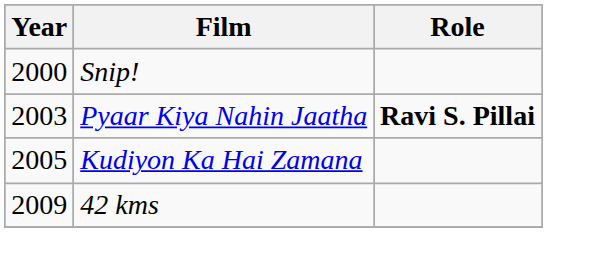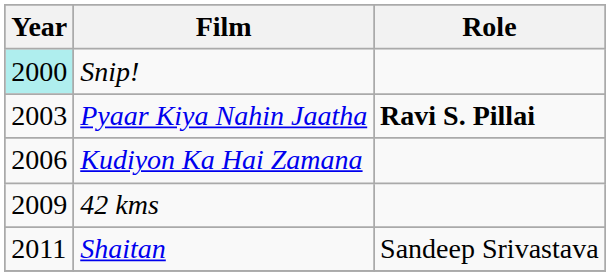(39, 71) no background -> (39, 71) paleturquoise background
(39, 159) 2005 -> (39, 159) 2006
+ row: (123, 248)
